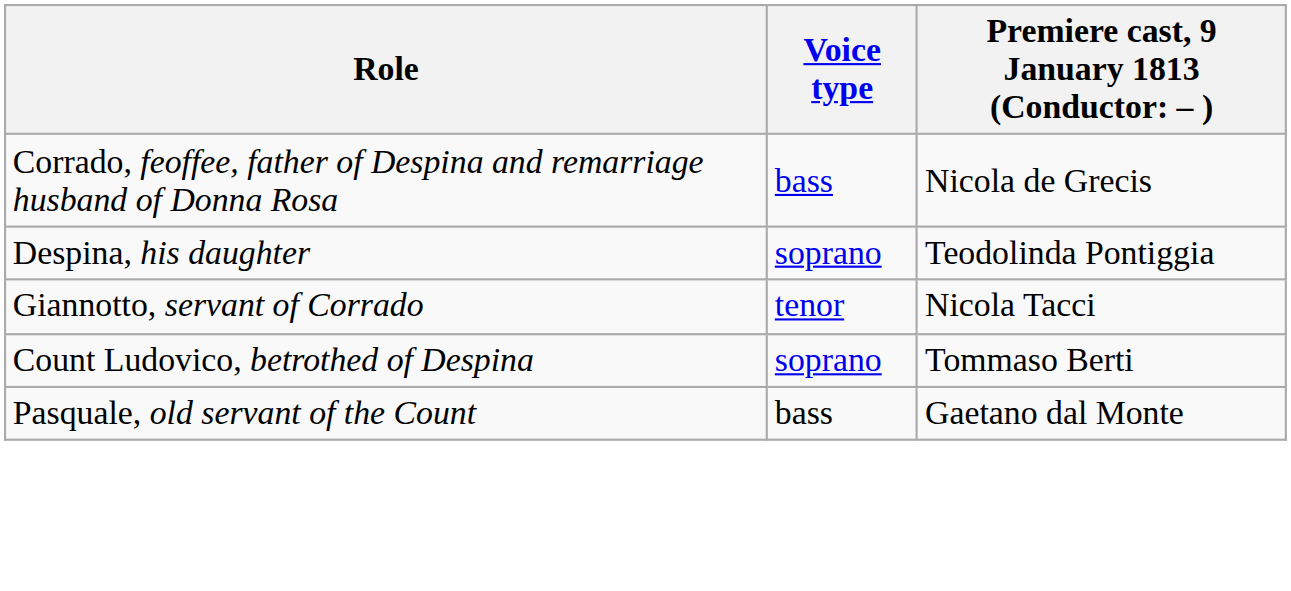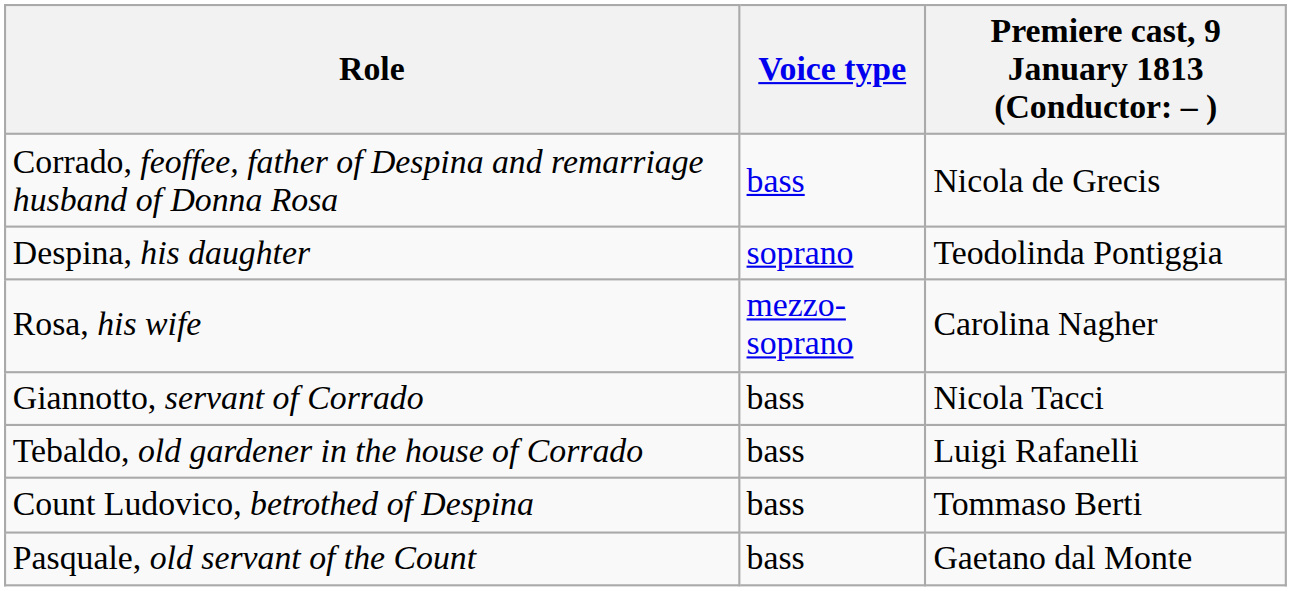+ row: (107, 324)
(809, 305) tenor -> (776, 397) bass
+ row: (328, 450)
(828, 359) soprano -> (776, 504) bass
